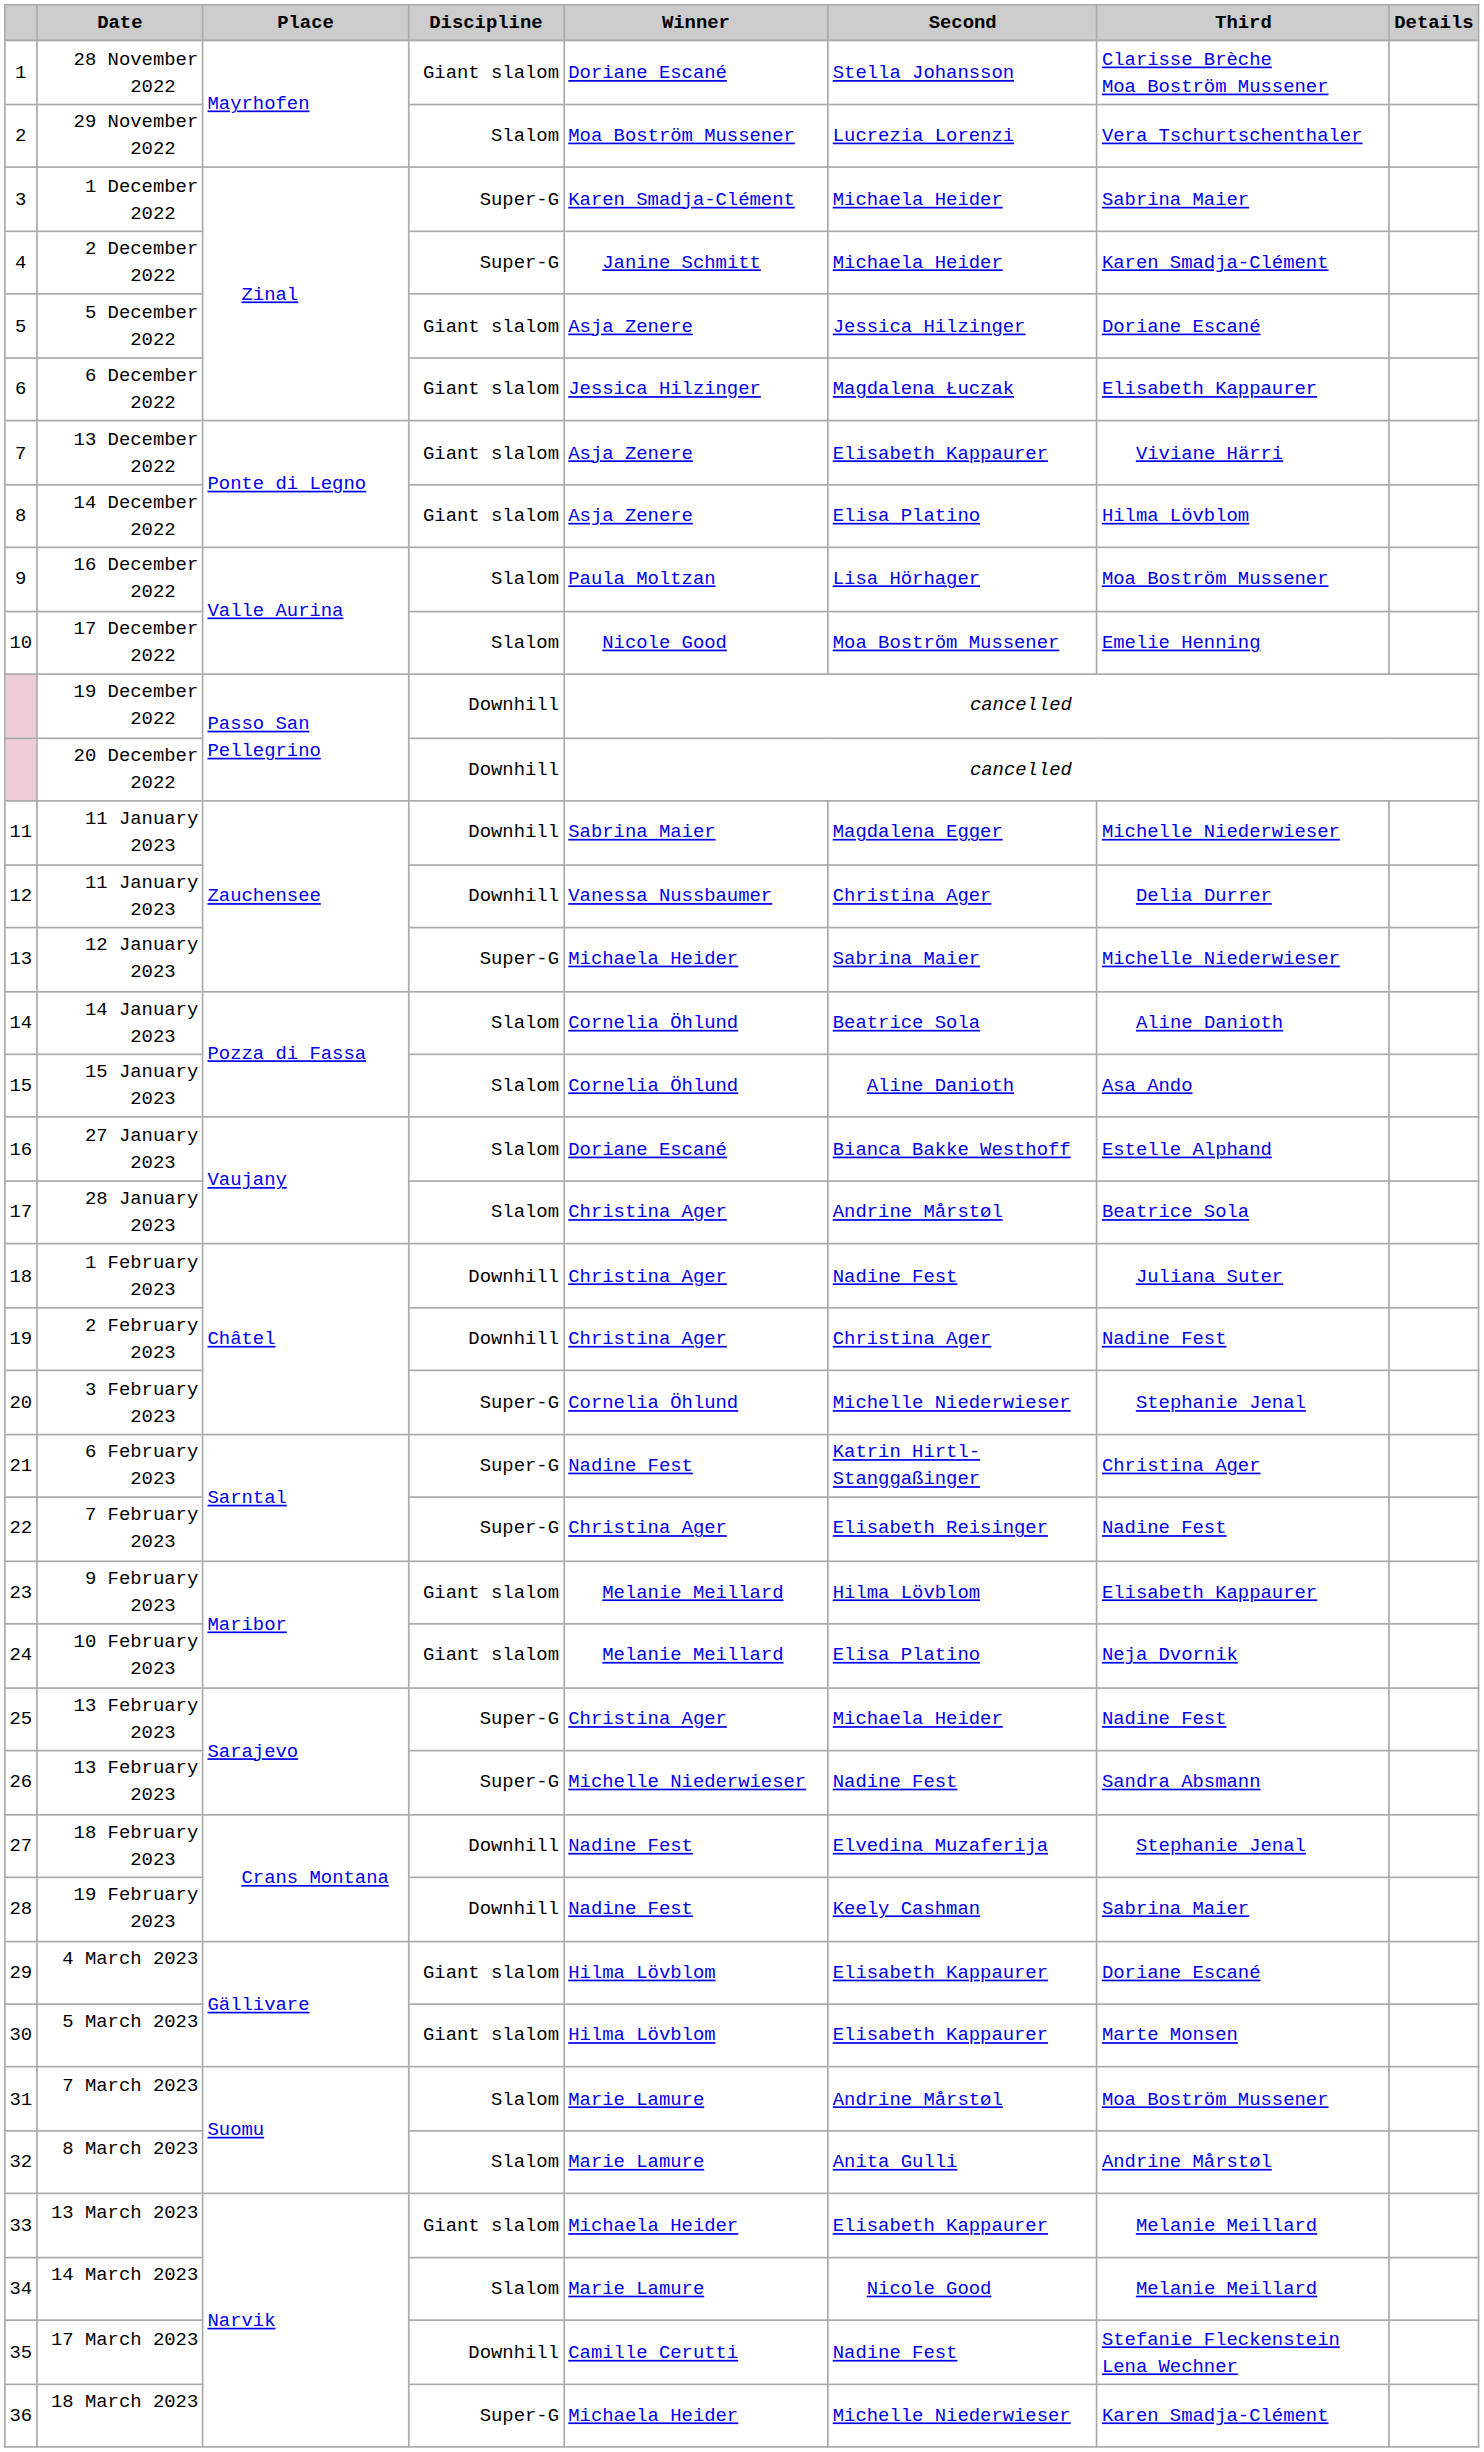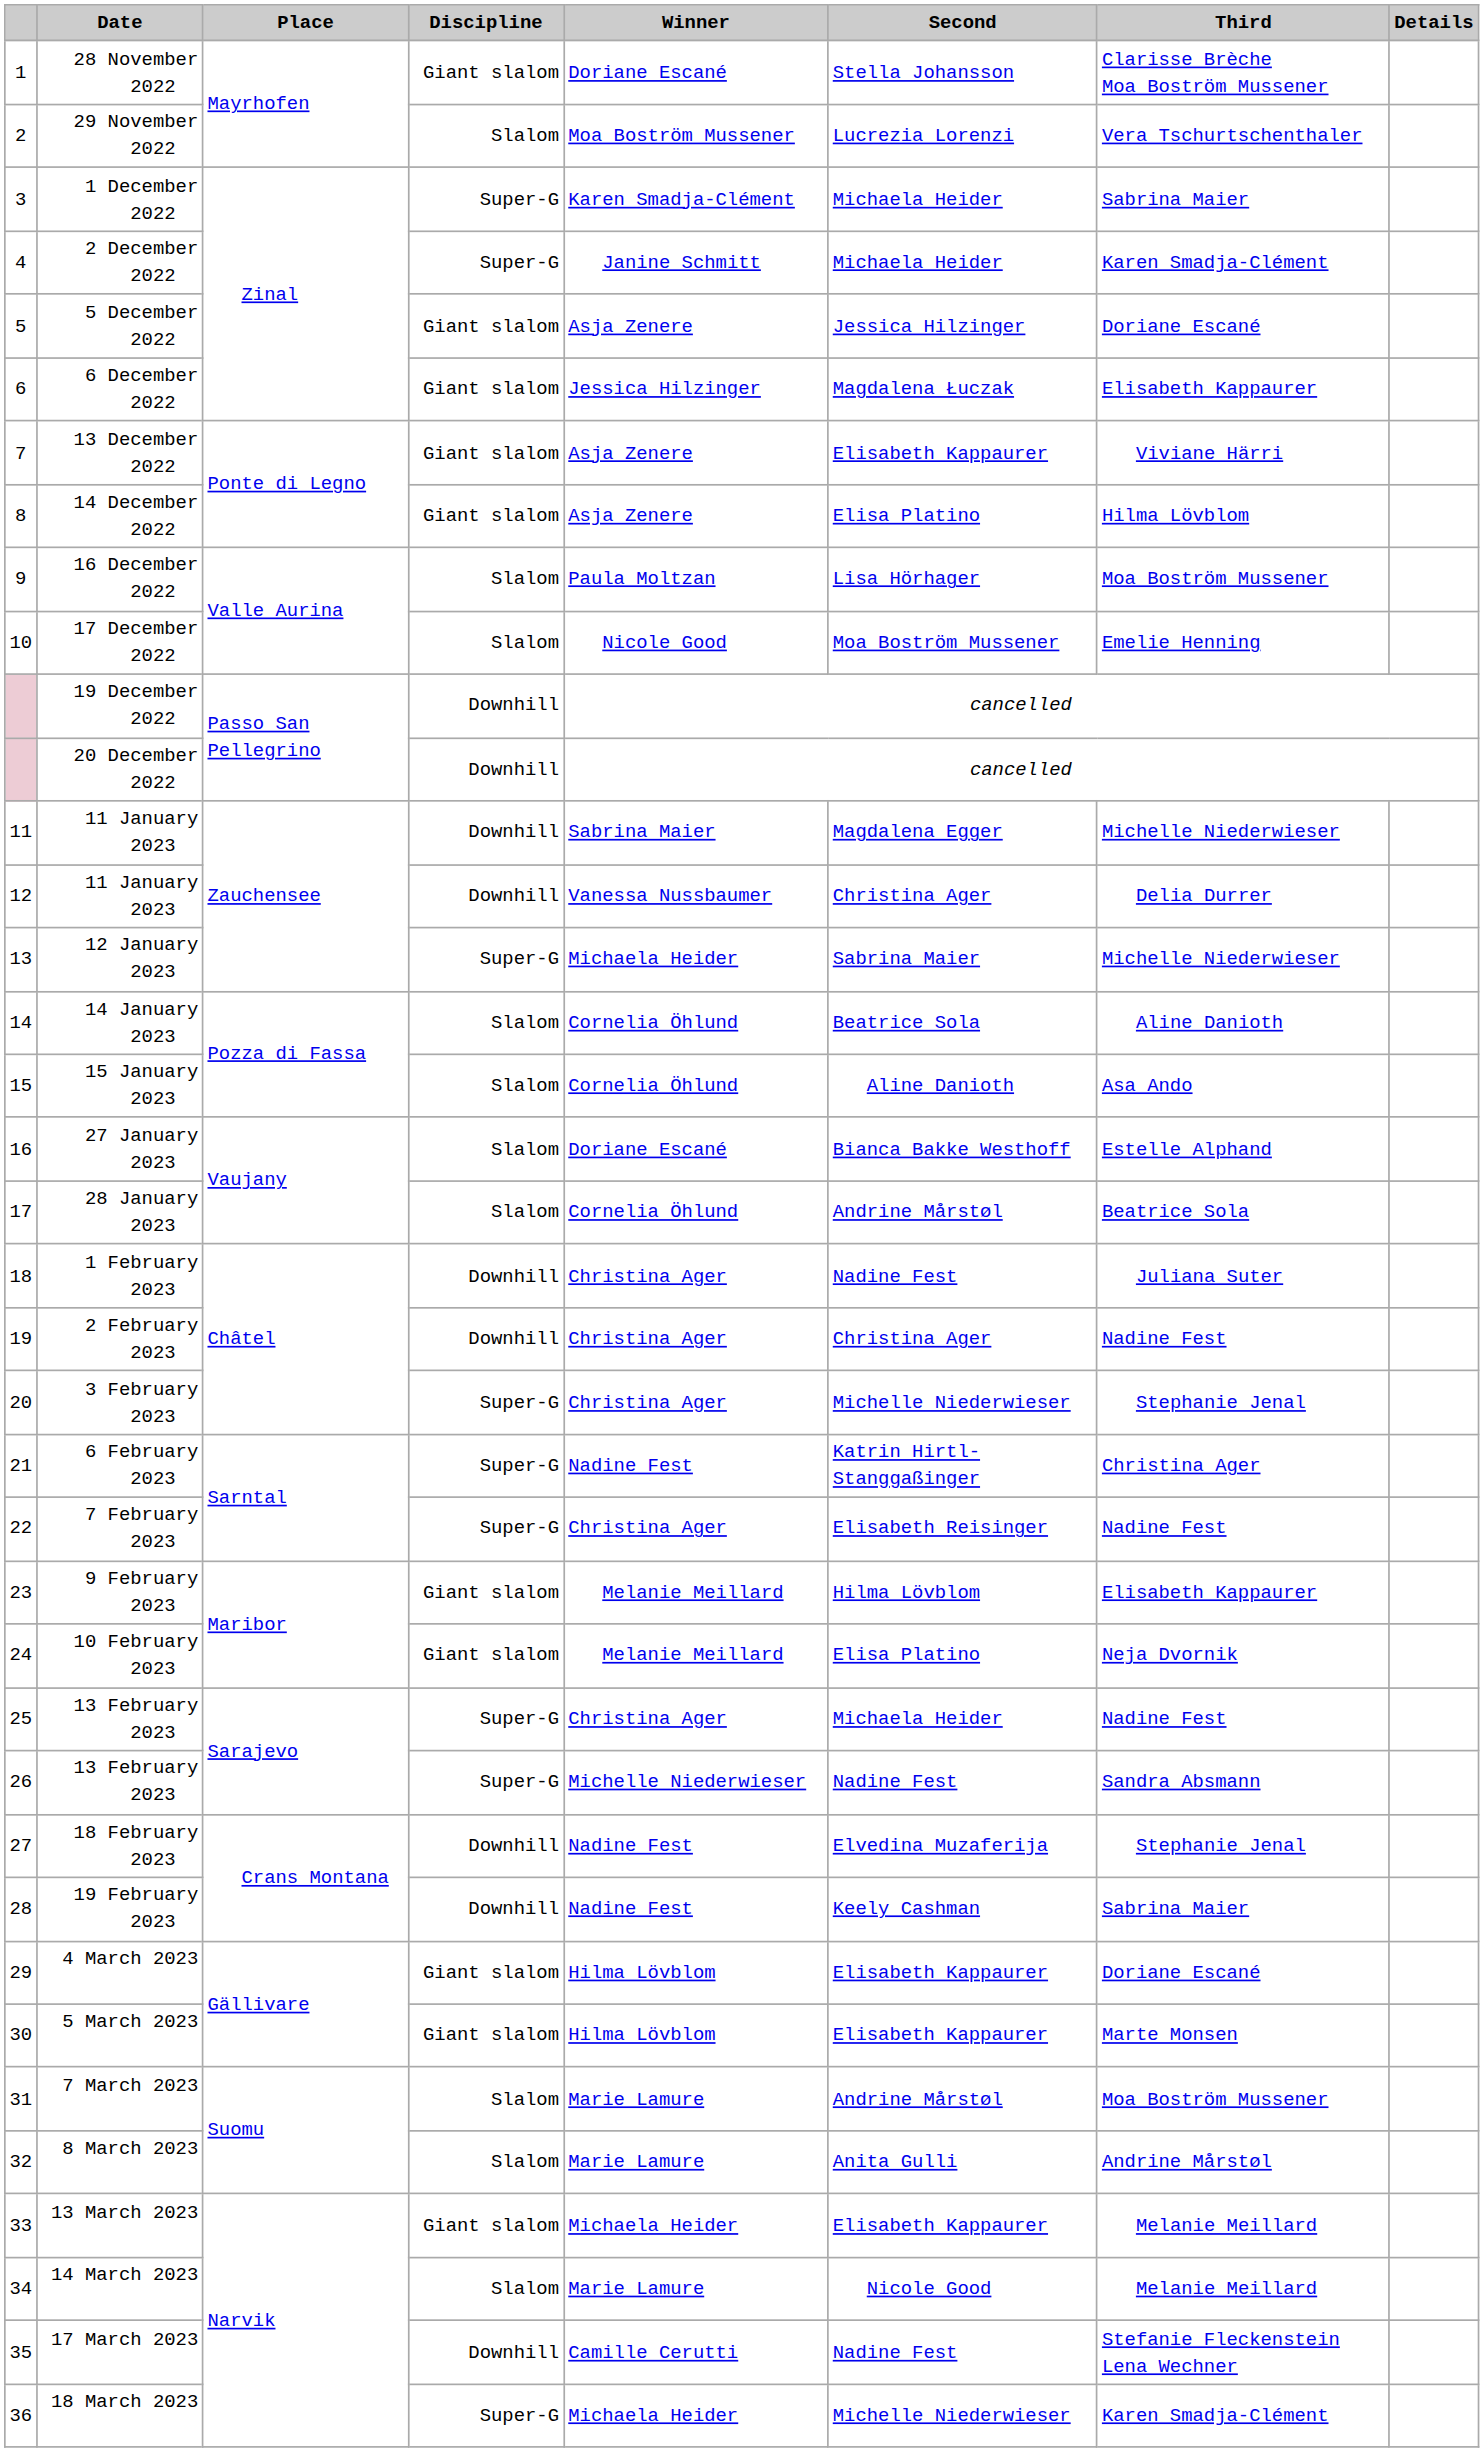(648, 1213) Christina Ager -> (653, 1213) Cornelia Öhlund
(653, 1403) Cornelia Öhlund -> (648, 1403) Christina Ager
